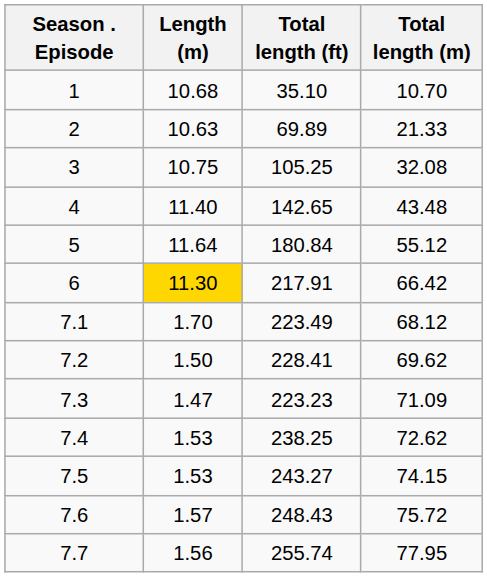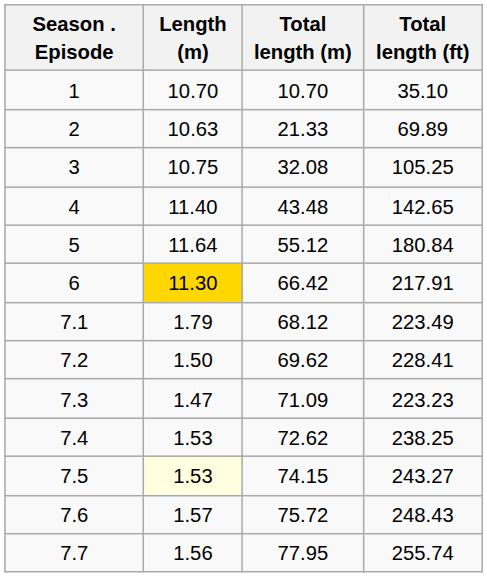columns swapped: (422, 38) <-> (302, 38)
(193, 91) 10.68 -> (193, 91) 10.70
(193, 322) 1.70 -> (193, 322) 1.79
(193, 476) no background -> (193, 476) lightyellow background
